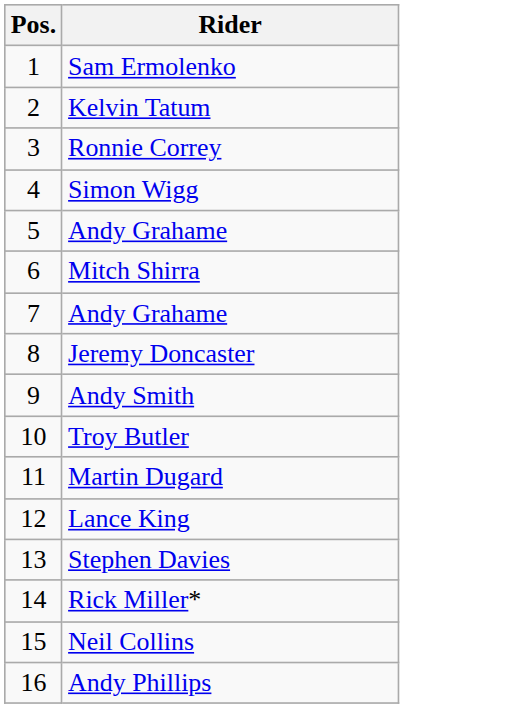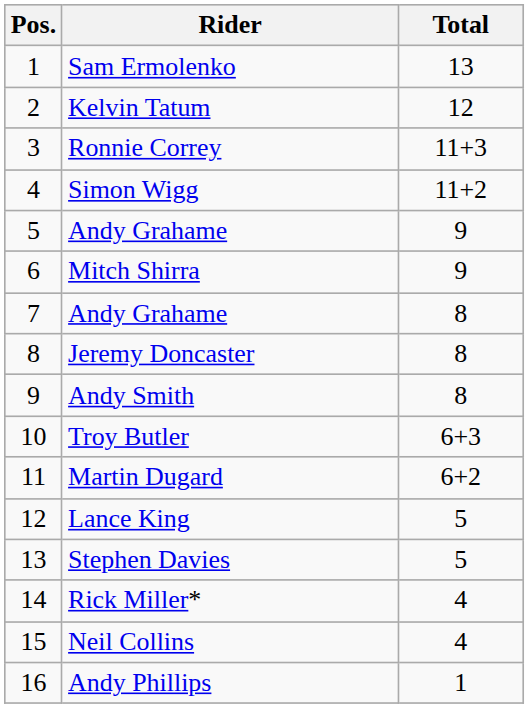+ column: (461, 25)
